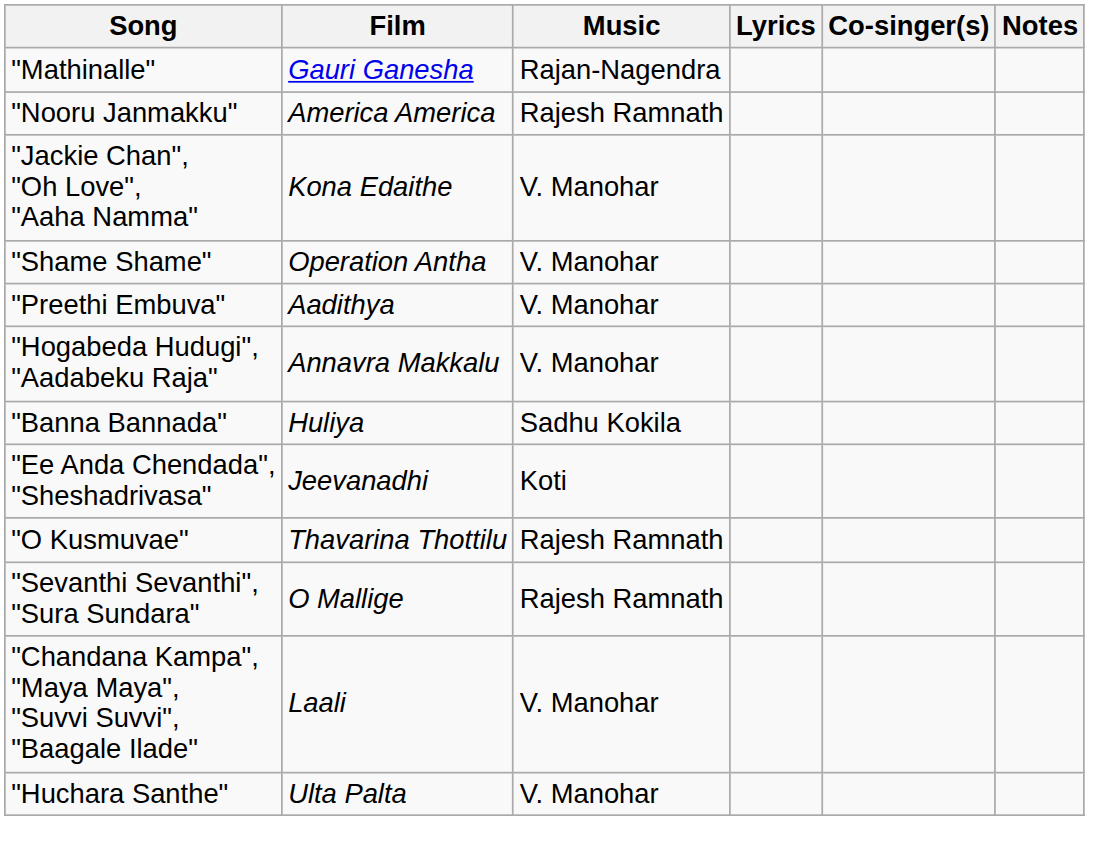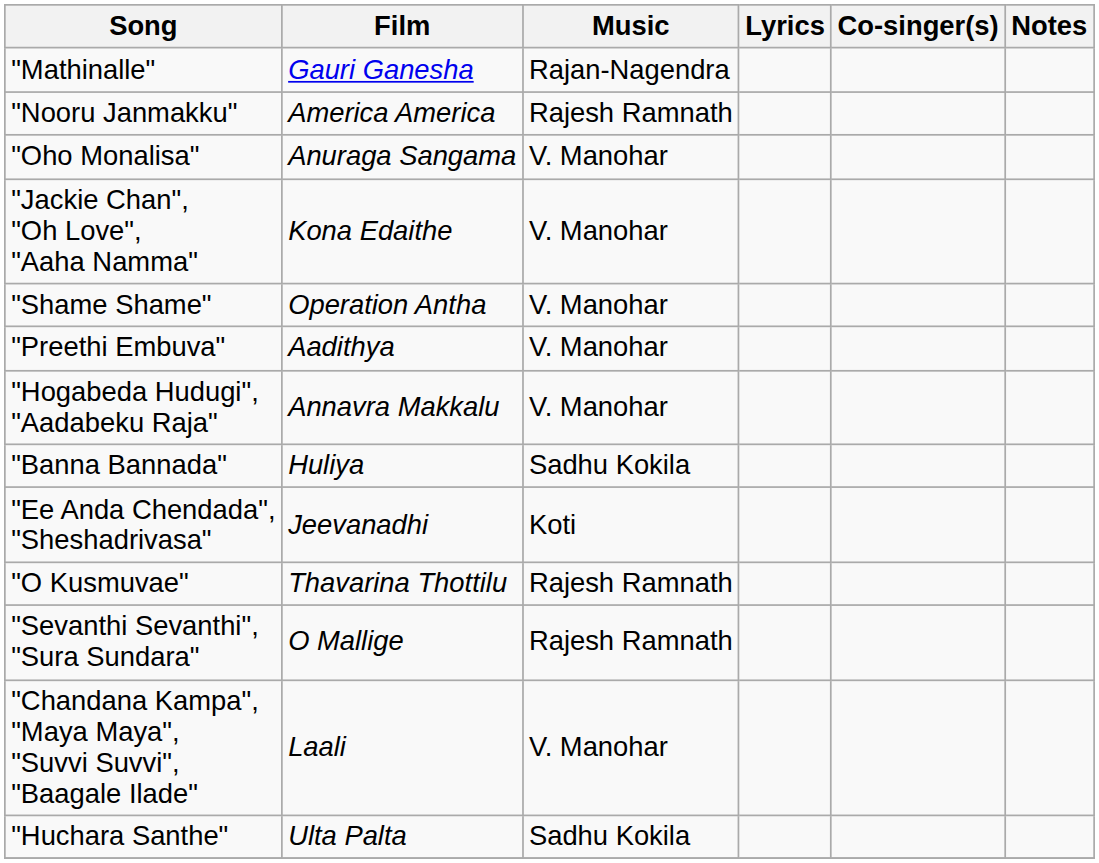+ row: (105, 156)
(589, 793) V. Manohar -> (610, 836) Sadhu Kokila
